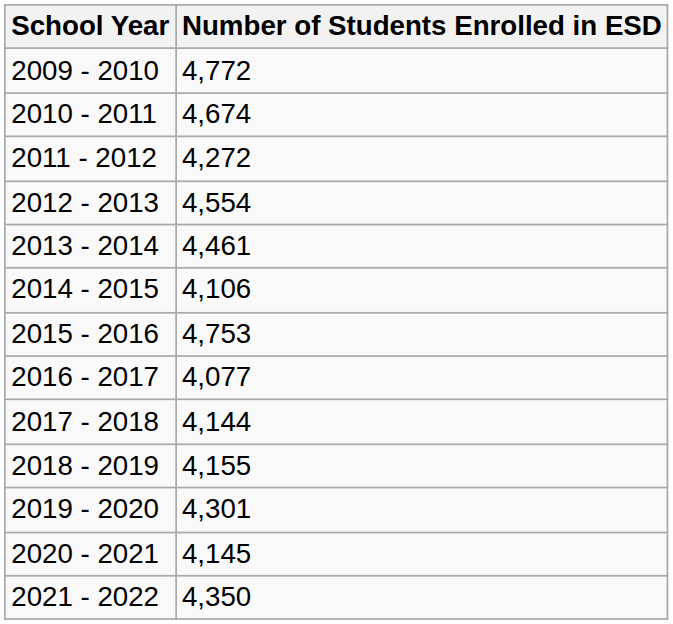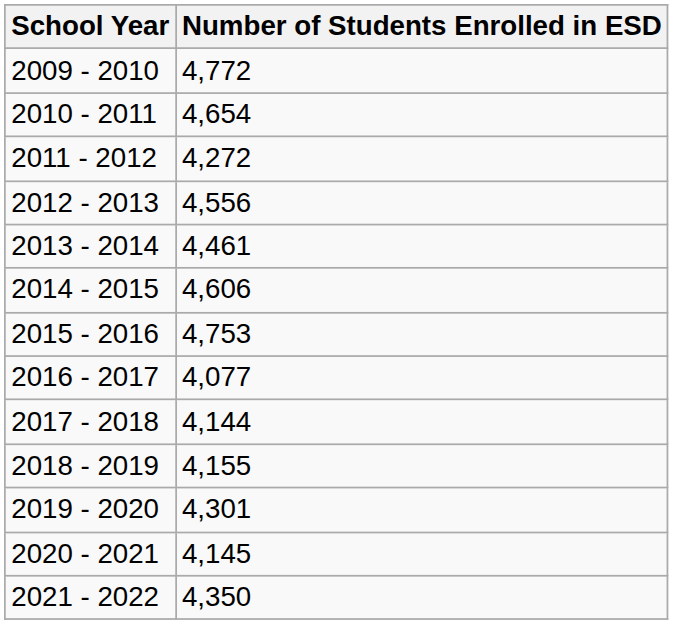(217, 114) 4,674 -> (217, 114) 4,654
(217, 202) 4,554 -> (217, 202) 4,556
(217, 289) 4,106 -> (217, 289) 4,606
